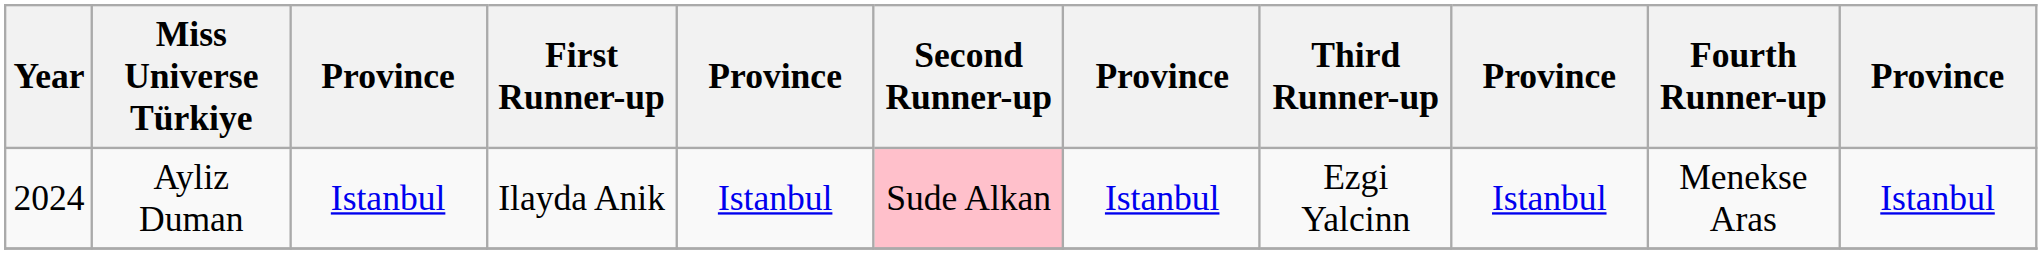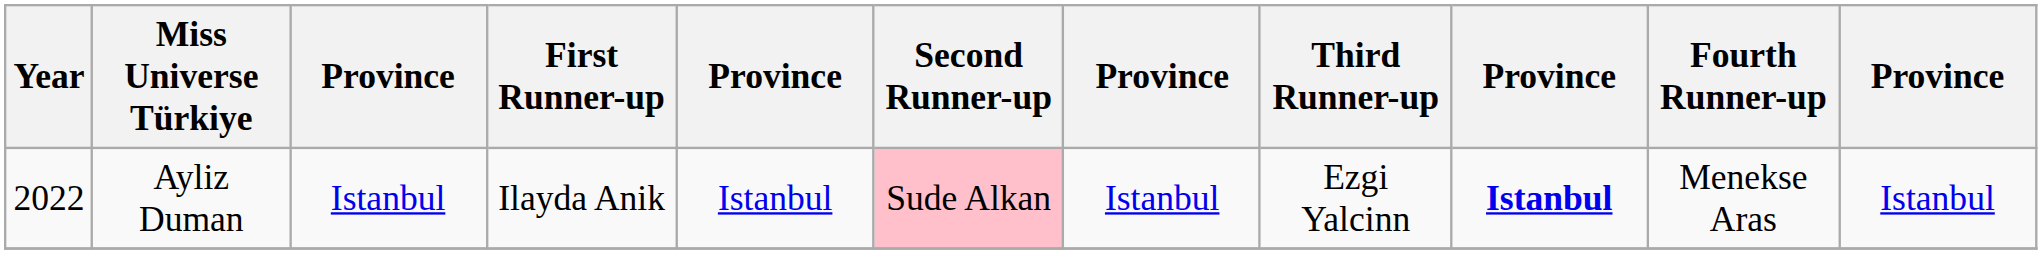(49, 197) 2024 -> (49, 197) 2022
(1549, 197) normal -> (1549, 197) bold
